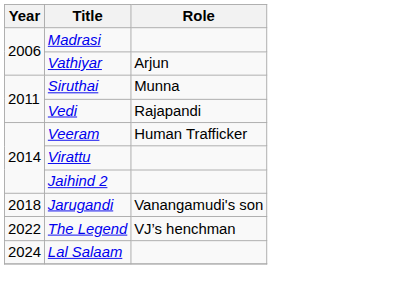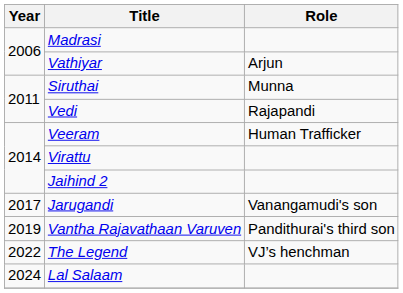(24, 205) 2018 -> (24, 205) 2017
+ row: (145, 228)
